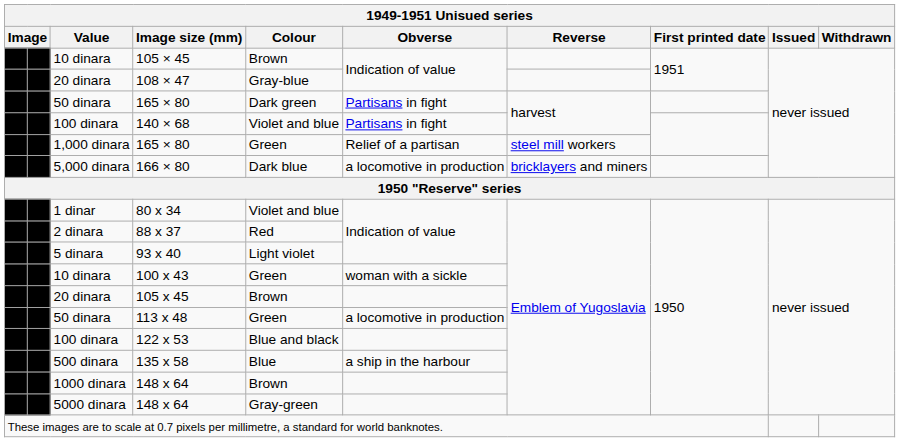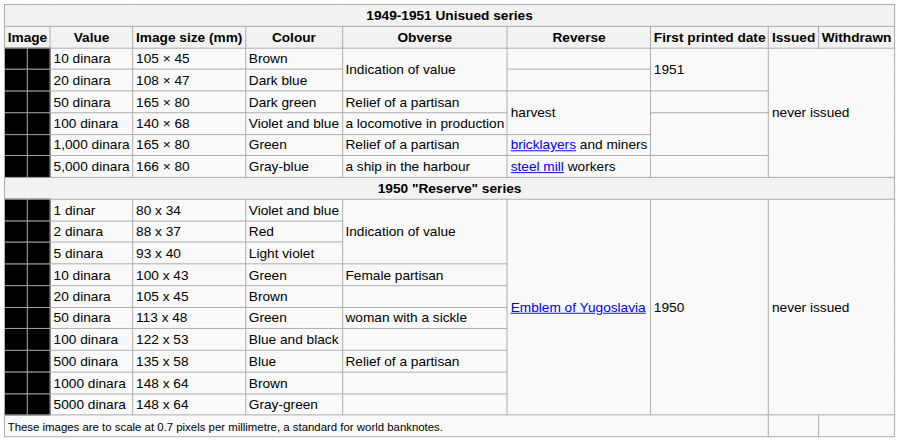(279, 81) Gray-blue -> (278, 81) Dark blue
(396, 102) Partisans in fight -> (402, 102) Relief of a partisan
(396, 124) Partisans in fight -> (425, 124) a locomotive in production
(563, 145) steel mill workers -> (579, 145) bricklayers and miners
(278, 167) Dark blue -> (279, 167) Gray-blue
(425, 167) a locomotive in production -> (408, 167) a ship in the harbour
(579, 167) bricklayers and miners -> (563, 167) steel mill workers
(406, 275) woman with a sickle -> (394, 275) Female partisan
(425, 318) a locomotive in production -> (406, 318) woman with a sickle
(408, 361) a ship in the harbour -> (402, 361) Relief of a partisan
